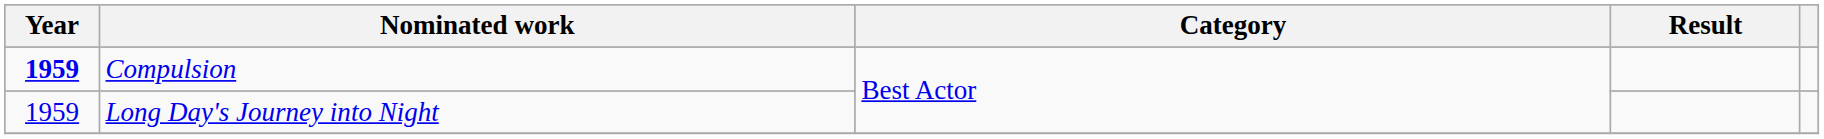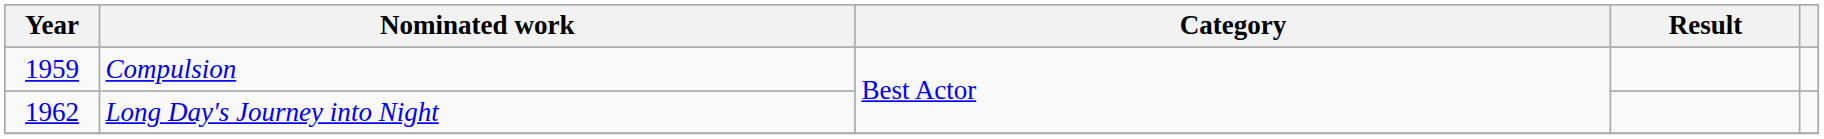(52, 68) bold -> (52, 68) normal
(52, 111) 1959 -> (52, 111) 1962
